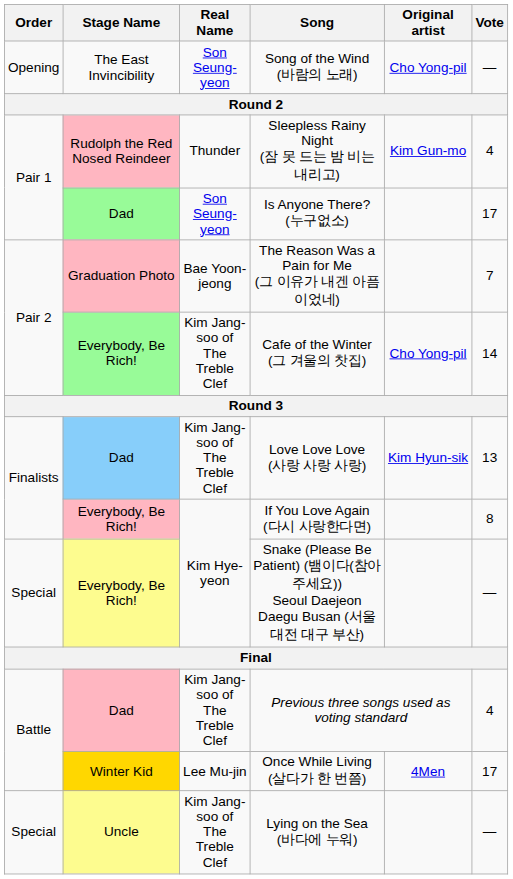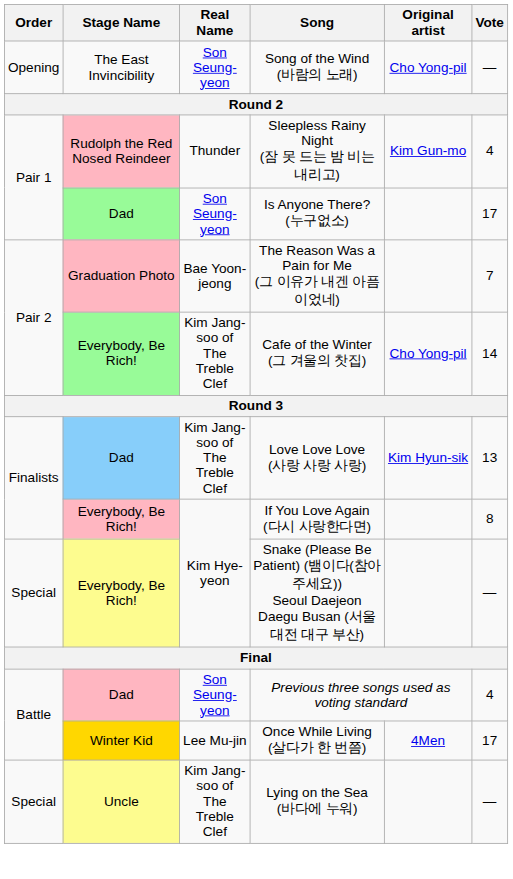(215, 710) Kim Jang-soo of The Treble Clef -> (215, 694) Son Seung-yeon
